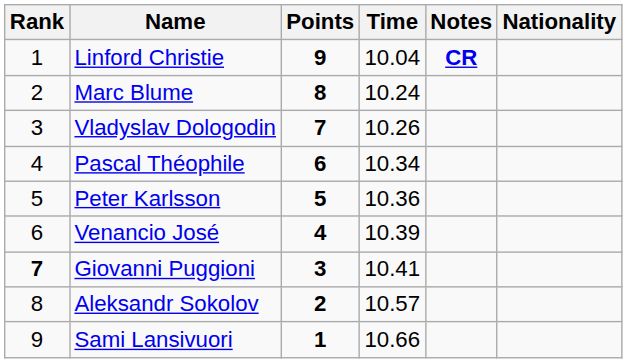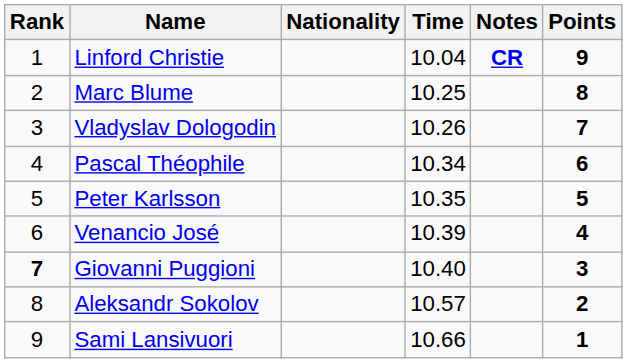columns swapped: (559, 22) <-> (320, 22)
(392, 92) 10.24 -> (438, 92) 10.25
(392, 198) 10.36 -> (438, 198) 10.35
(392, 269) 10.41 -> (438, 269) 10.40
